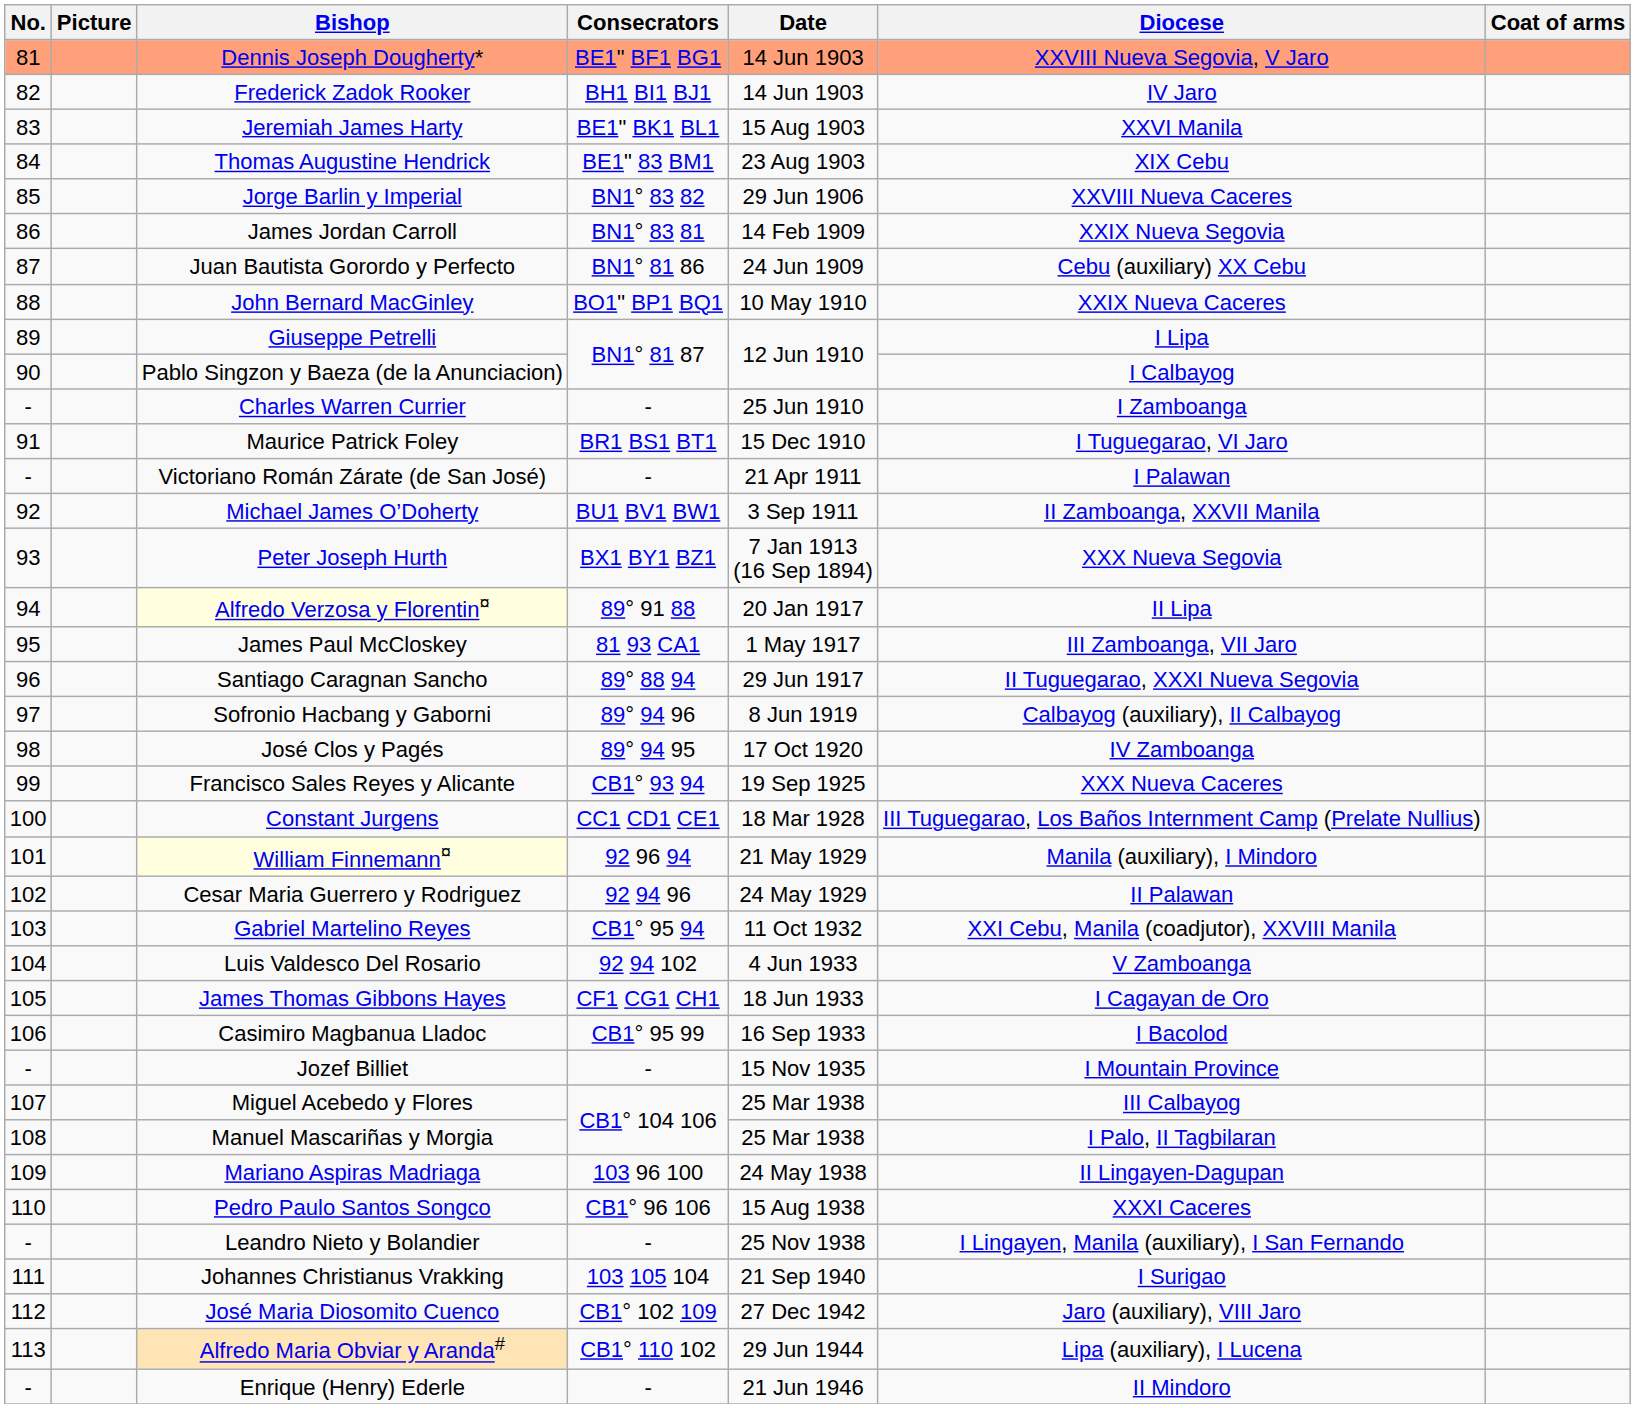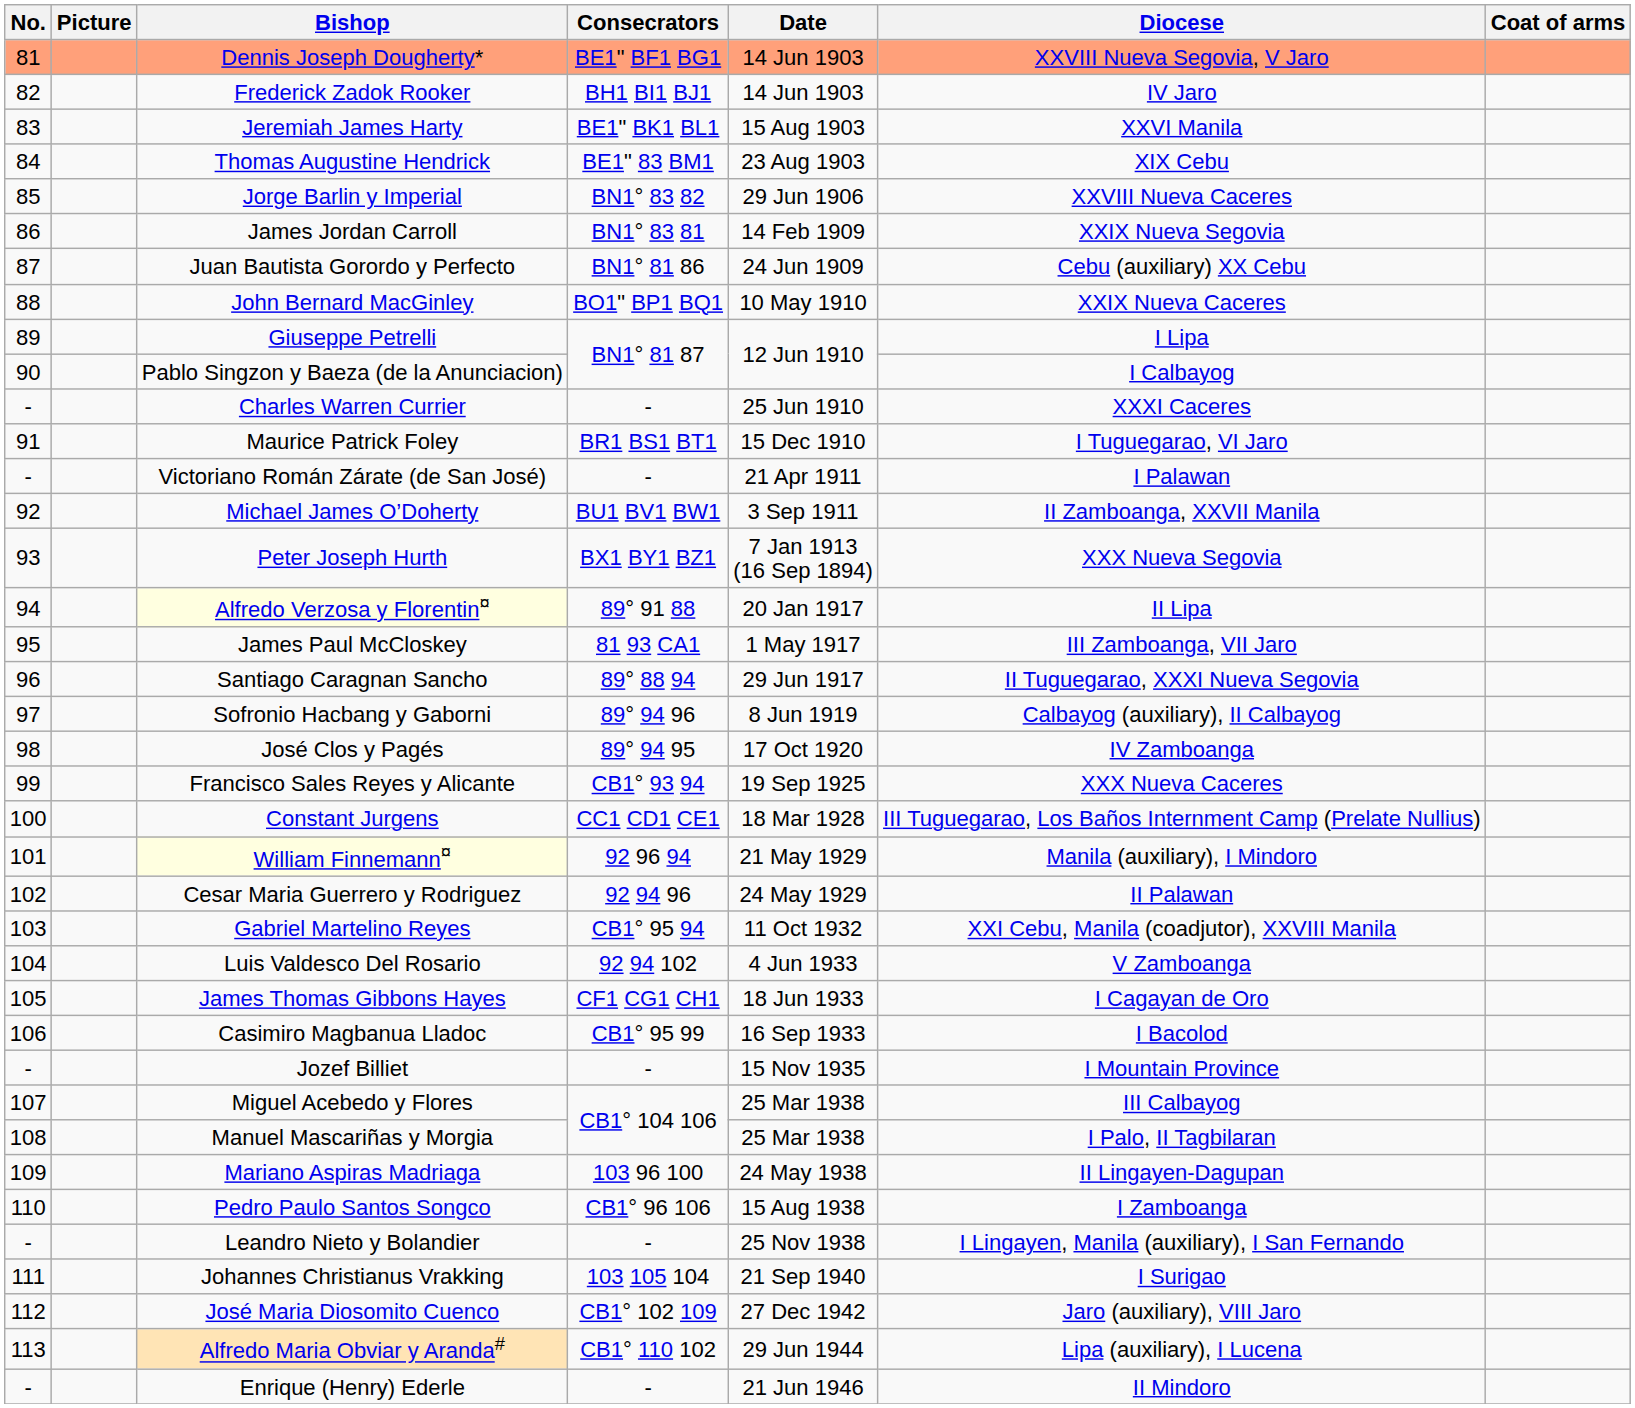(1182, 406) I Zamboanga -> (1182, 406) XXXI Caceres
(1182, 1207) XXXI Caceres -> (1182, 1207) I Zamboanga
